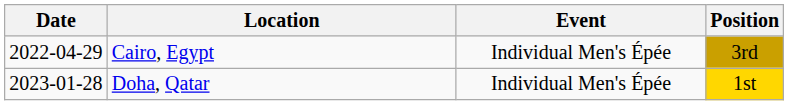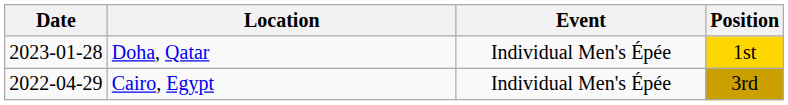rows swapped: (163, 52) <-> (161, 83)
